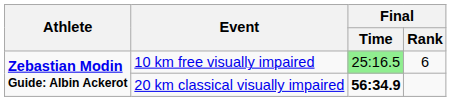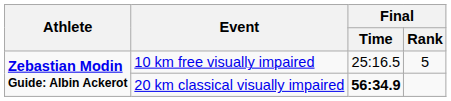(376, 62) lightgreen background -> (376, 62) no background
(425, 62) 6 -> (425, 62) 5
